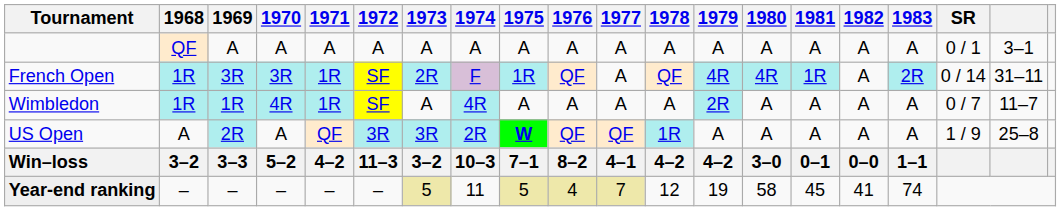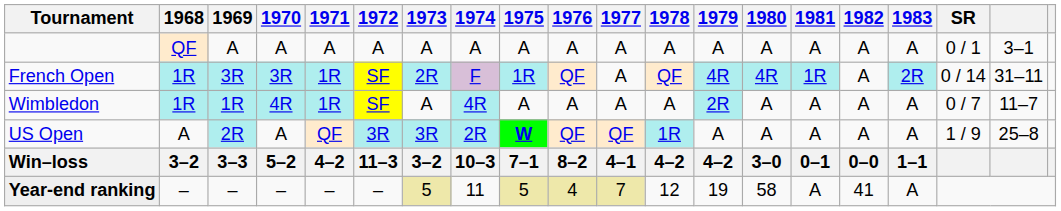(815, 190) 45 -> (815, 190) A
(912, 190) 74 -> (912, 190) A
